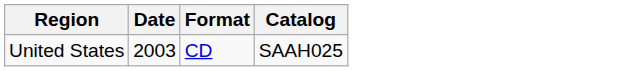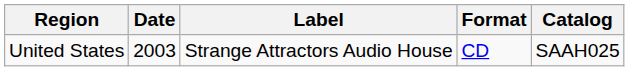+ column: (319, 19)
